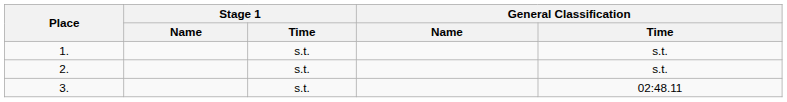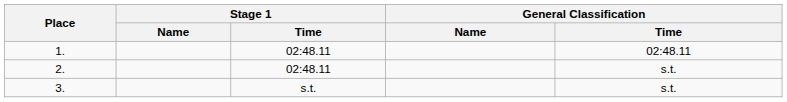(302, 51) s.t. -> (308, 51) 02:48.11
(660, 51) s.t. -> (669, 51) 02:48.11
(302, 69) s.t. -> (308, 69) 02:48.11
(660, 88) 02:48.11 -> (669, 88) s.t.
